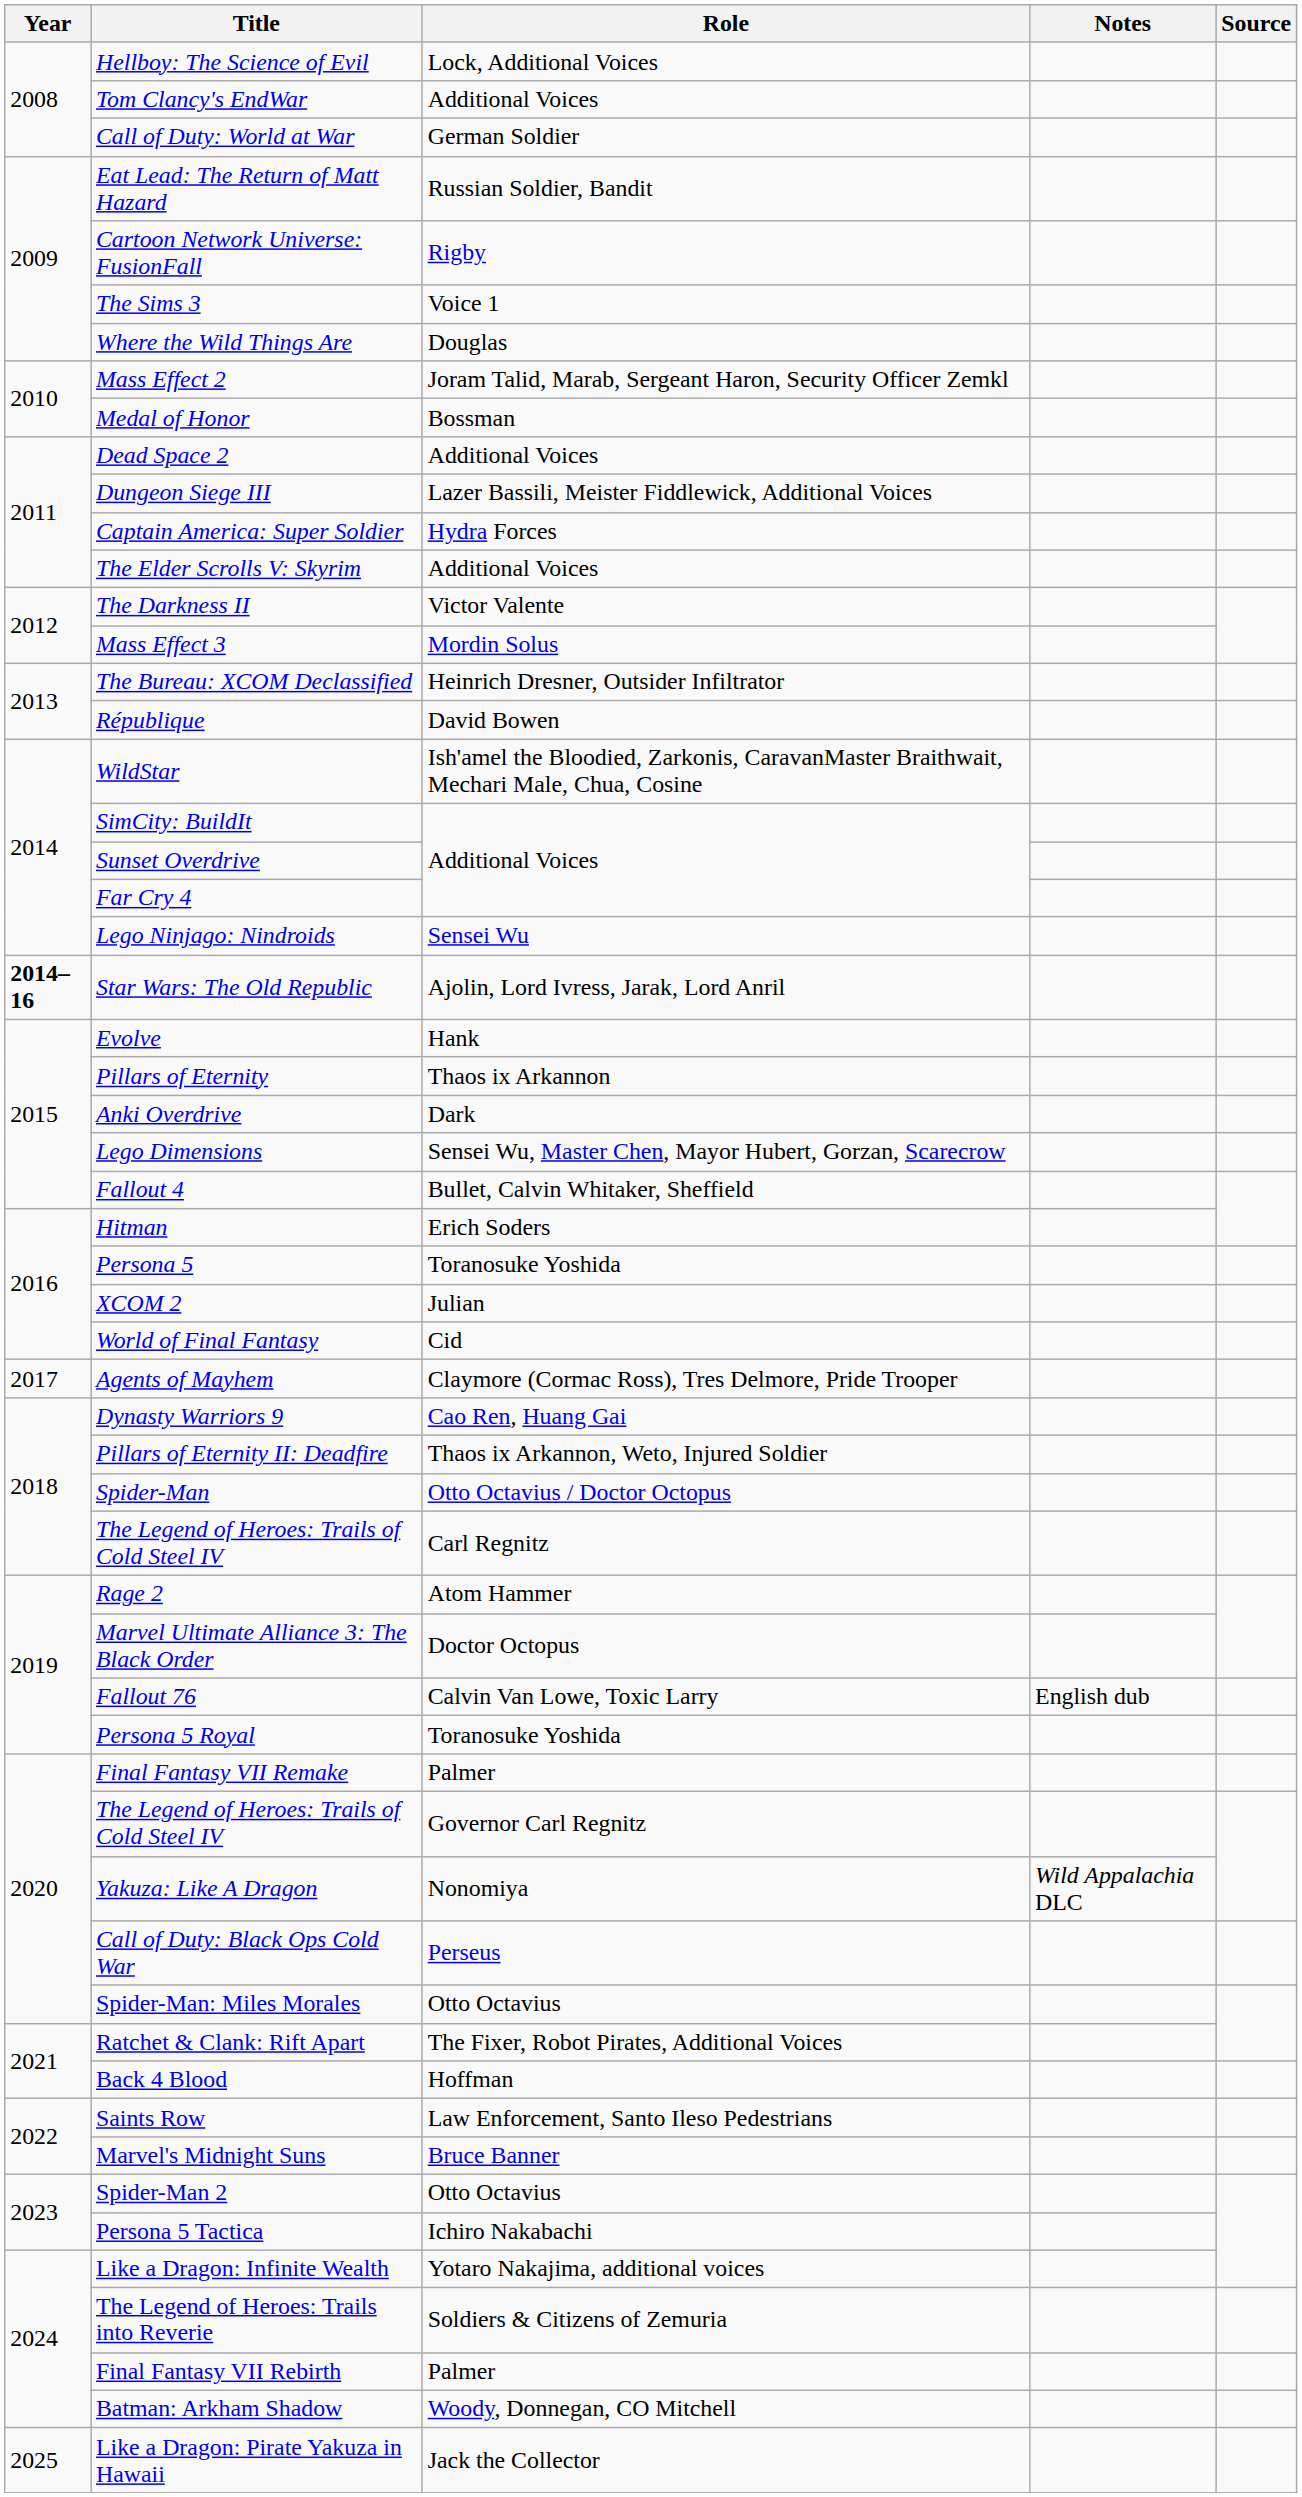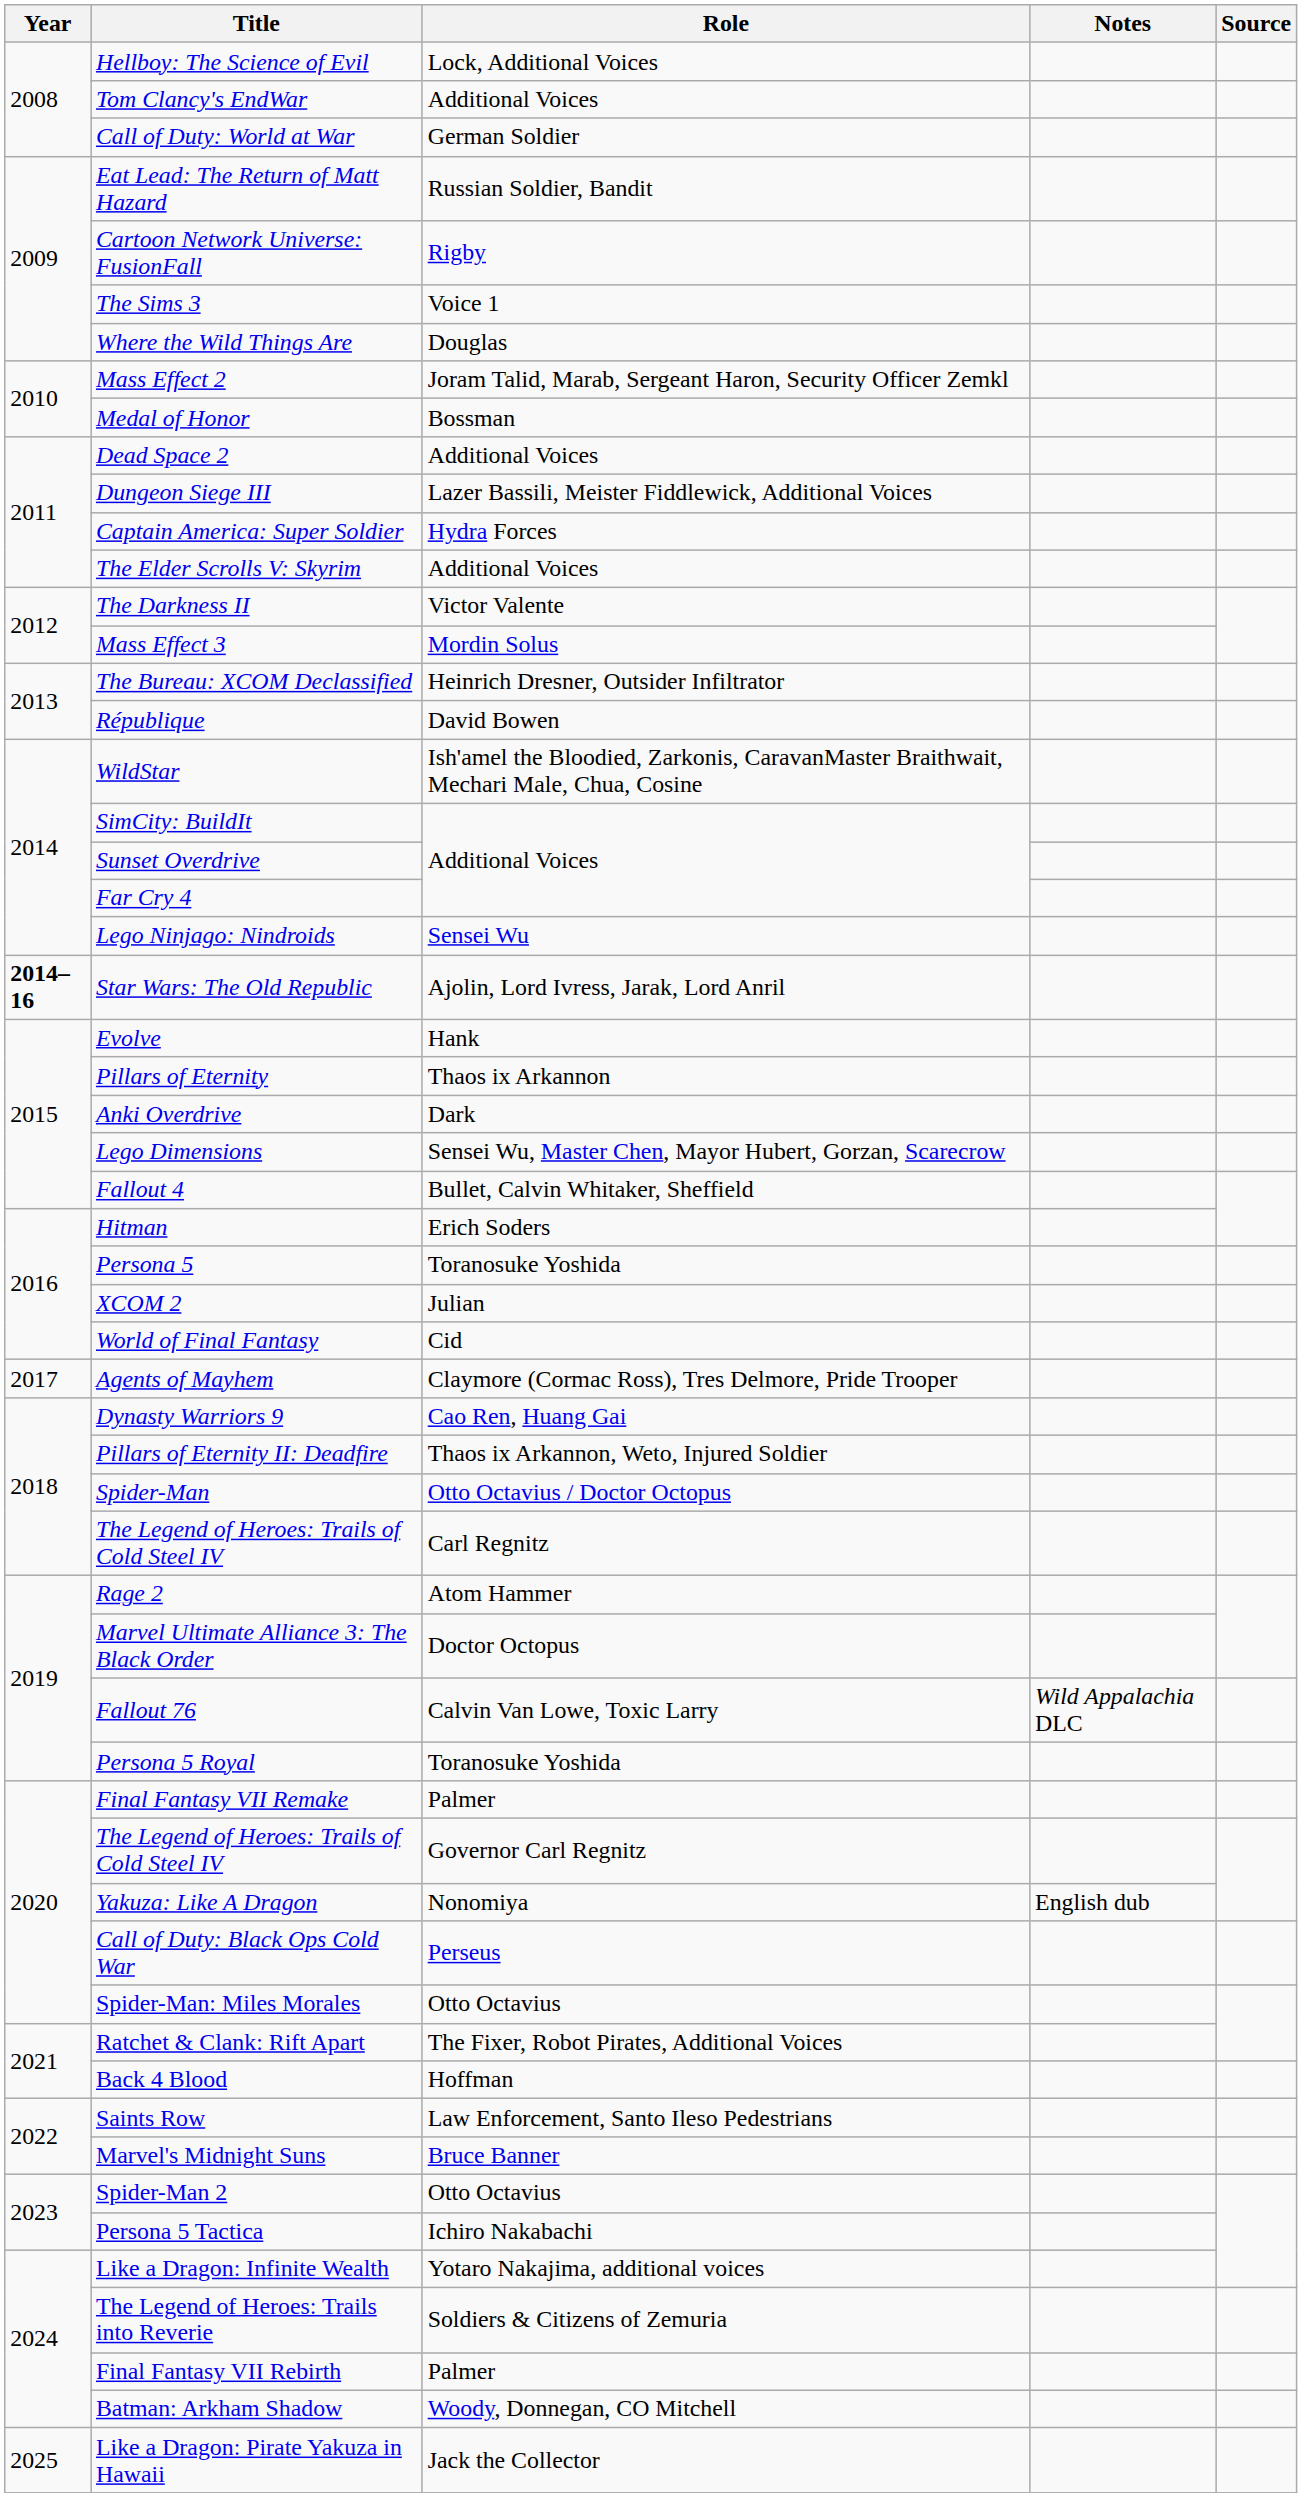(1092, 1696) English dub -> (1115, 1710) Wild Appalachia DLC
(1115, 1888) Wild Appalachia DLC -> (1092, 1901) English dub
